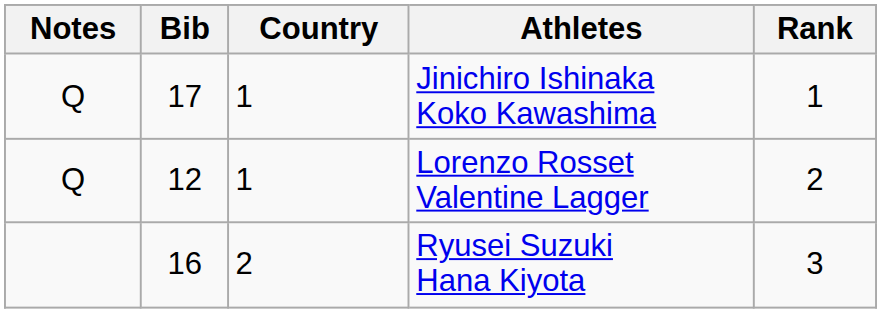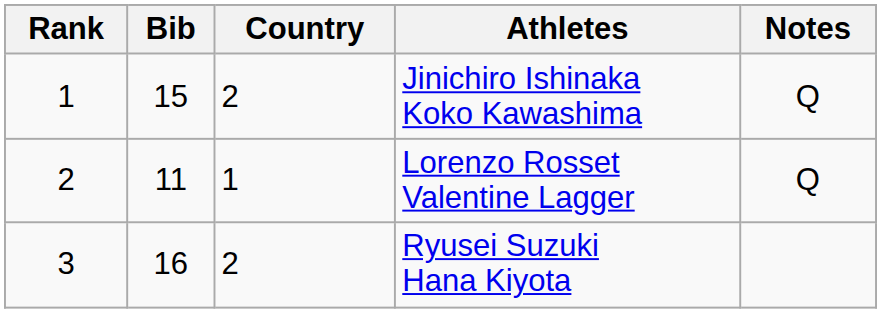columns swapped: (815, 29) <-> (73, 29)
(185, 95) 17 -> (171, 95) 15
(244, 95) 1 -> (230, 95) 2
(185, 179) 12 -> (171, 179) 11
